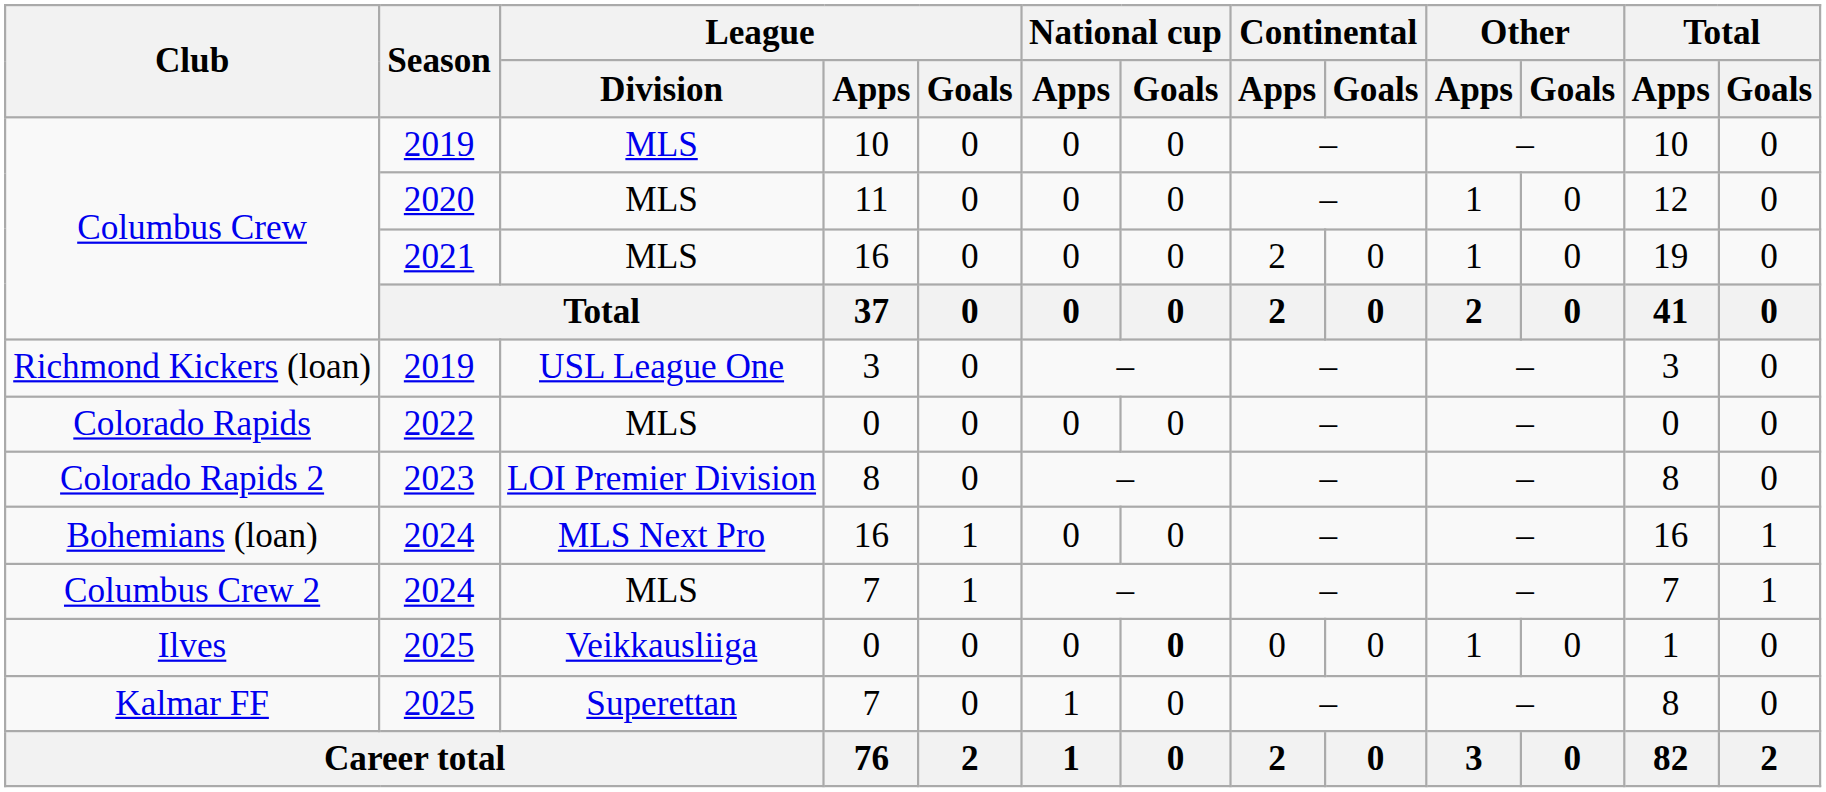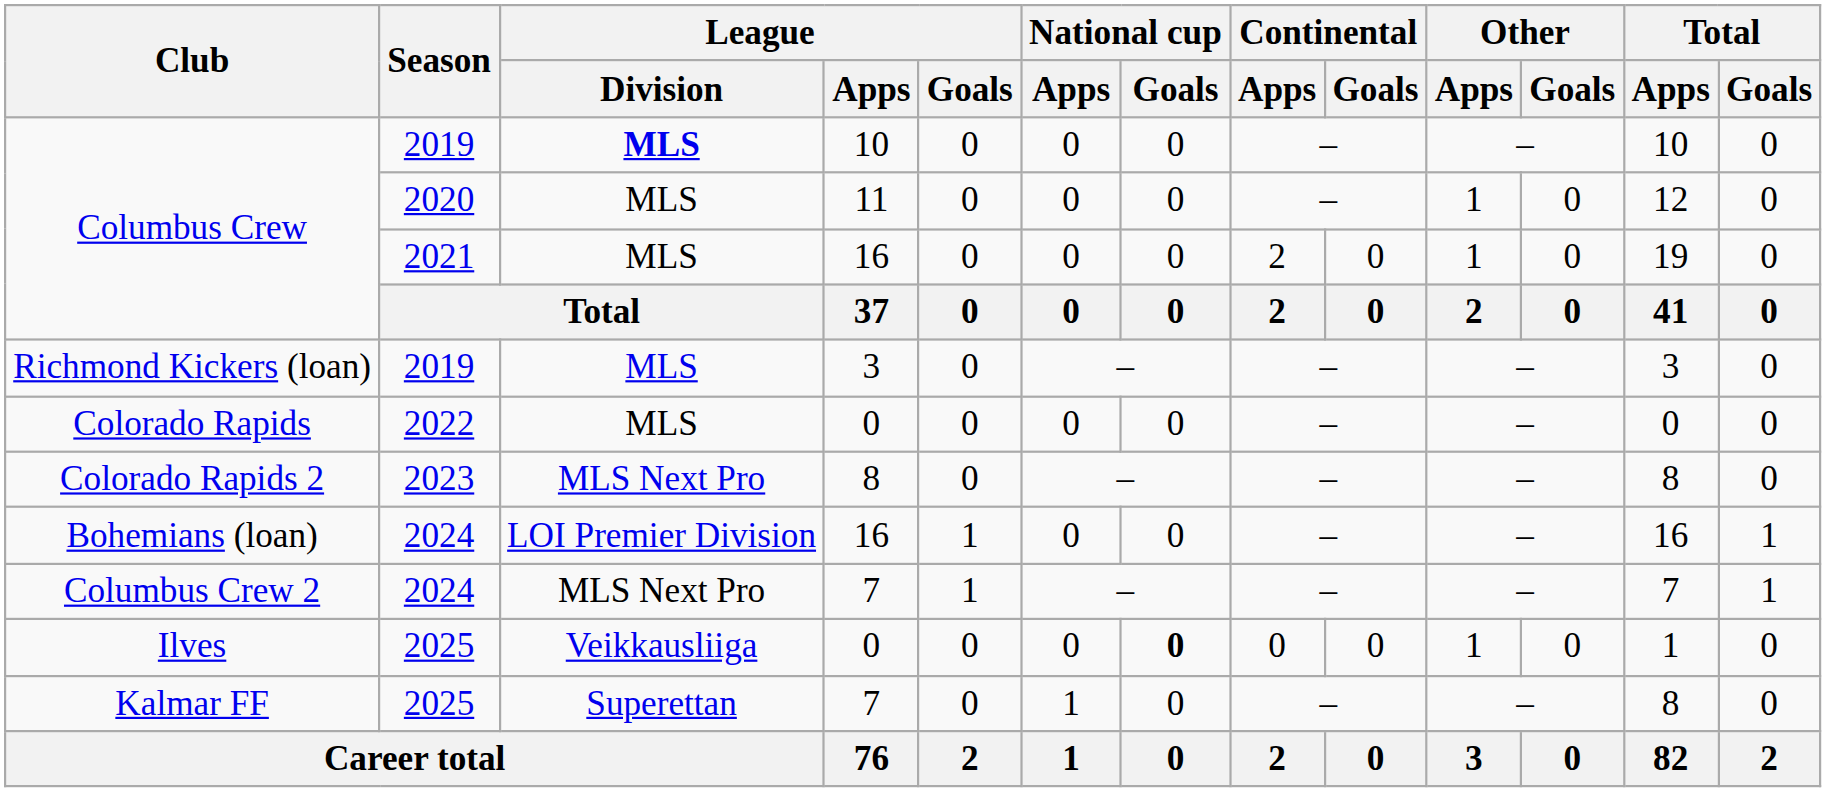(662, 144) normal -> (662, 144) bold
(662, 367) USL League One -> (662, 367) MLS
(662, 479) LOI Premier Division -> (662, 479) MLS Next Pro
(662, 534) MLS Next Pro -> (662, 534) LOI Premier Division
(662, 590) MLS -> (662, 590) MLS Next Pro
